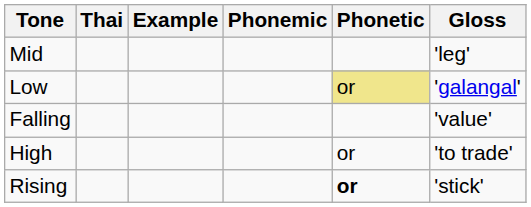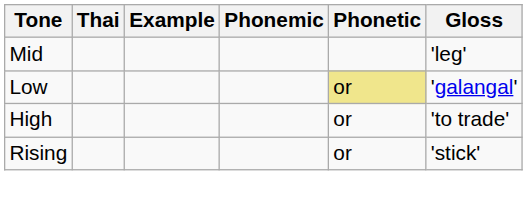- row: (40, 119)
(347, 185) bold -> (343, 152) normal
